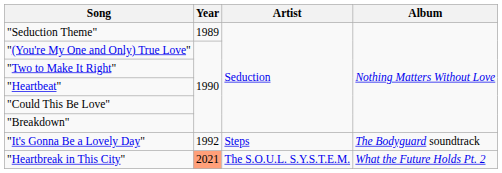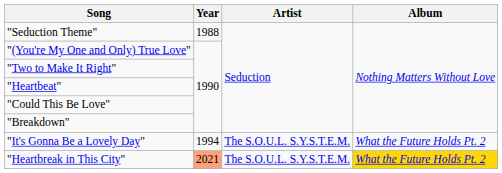(208, 31) 1989 -> (208, 31) 1988
(208, 141) 1992 -> (208, 141) 1994
(237, 141) Steps -> (287, 141) The S.O.U.L. S.Y.S.T.E.M.
(418, 141) The Bodyguard soundtrack -> (420, 141) What the Future Holds Pt. 2
(420, 159) no background -> (420, 159) gold background
